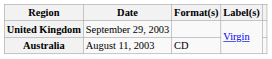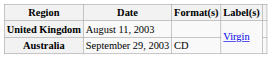(128, 29) September 29, 2003 -> (120, 29) August 11, 2003
(120, 45) August 11, 2003 -> (128, 45) September 29, 2003
